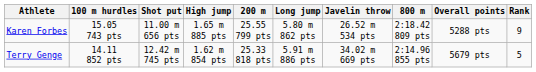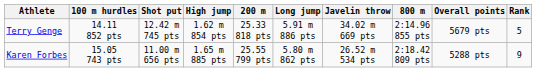rows swapped: (37, 30) <-> (34, 55)
